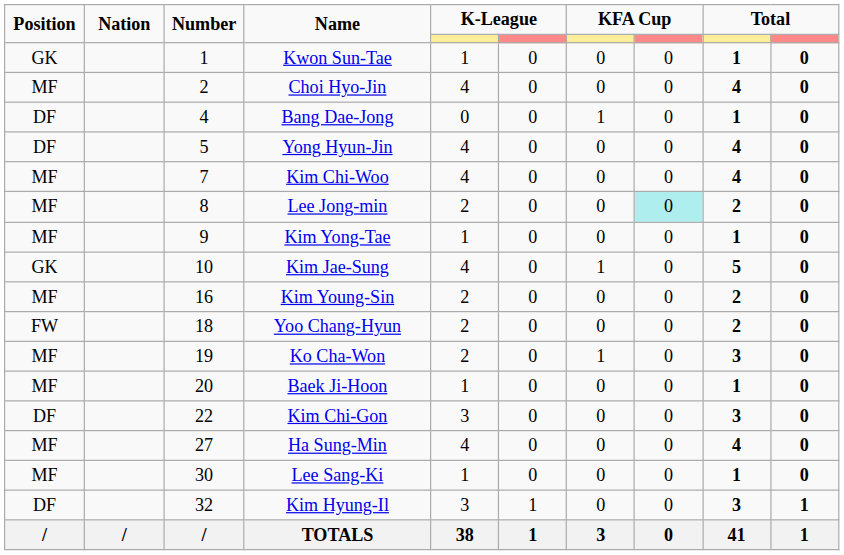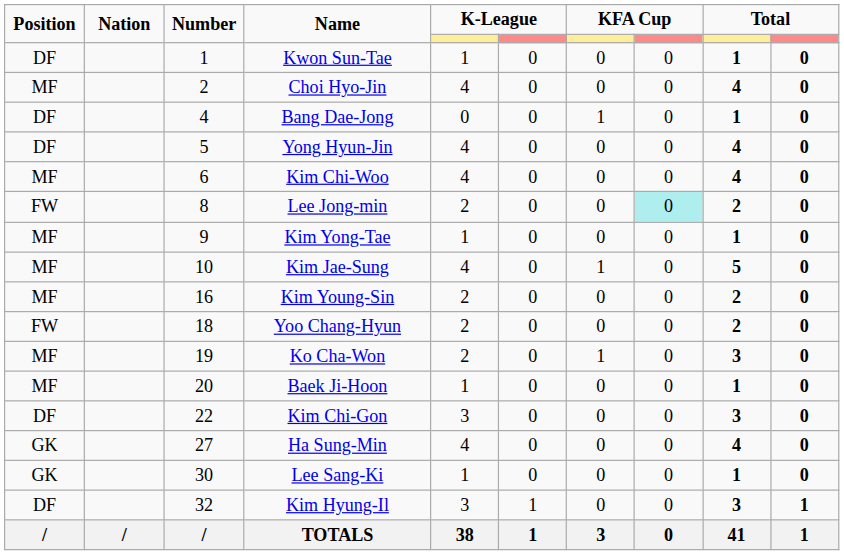(44, 57) GK -> (44, 57) DF
(204, 177) 7 -> (204, 177) 6
(44, 206) MF -> (44, 206) FW
(44, 266) GK -> (44, 266) MF
(44, 445) MF -> (44, 445) GK
(44, 475) MF -> (44, 475) GK
